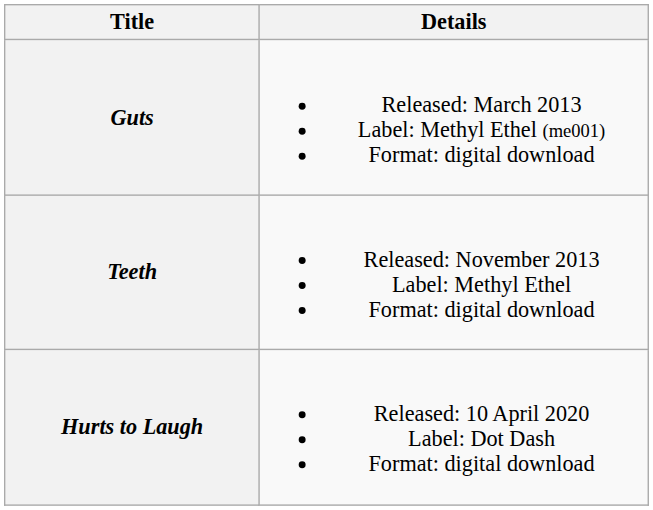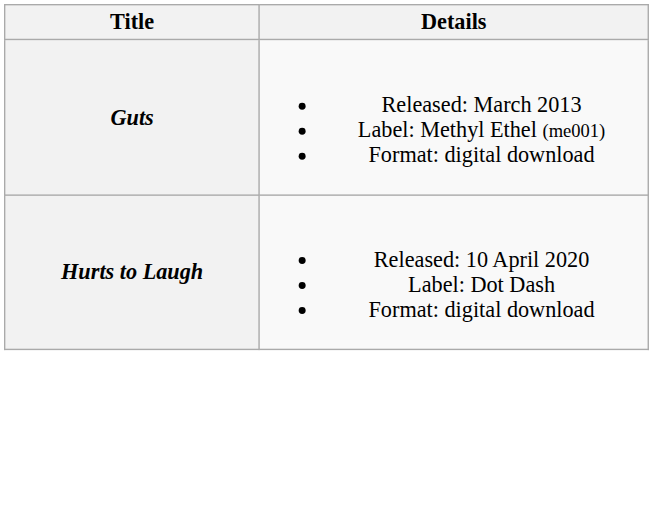- row: (132, 271)
